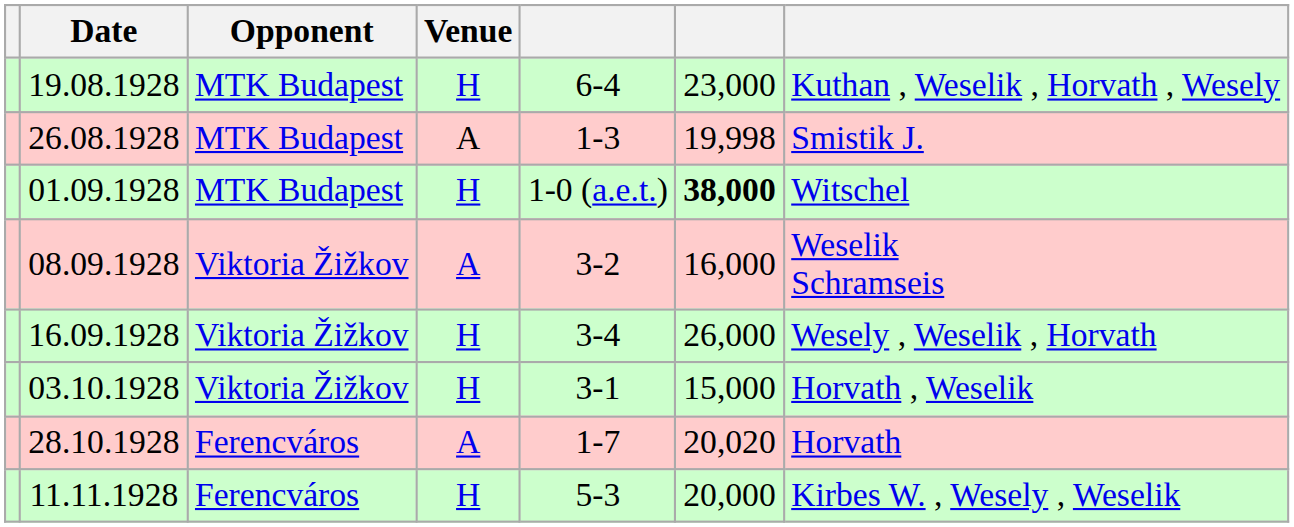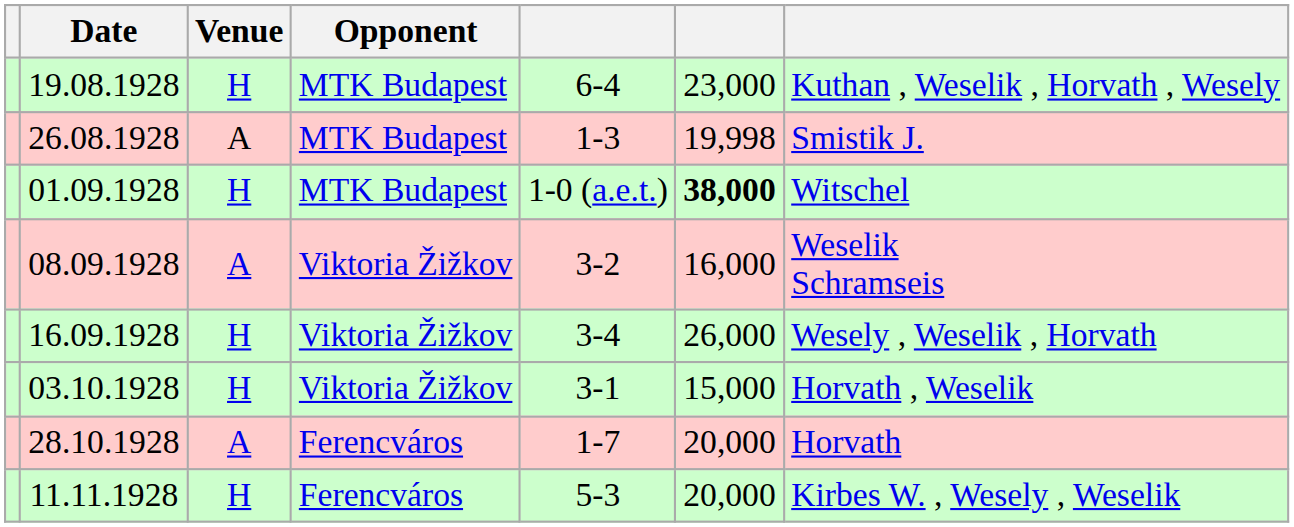columns swapped: (468, 31) <-> (302, 31)
(730, 441) 20,020 -> (730, 441) 20,000
